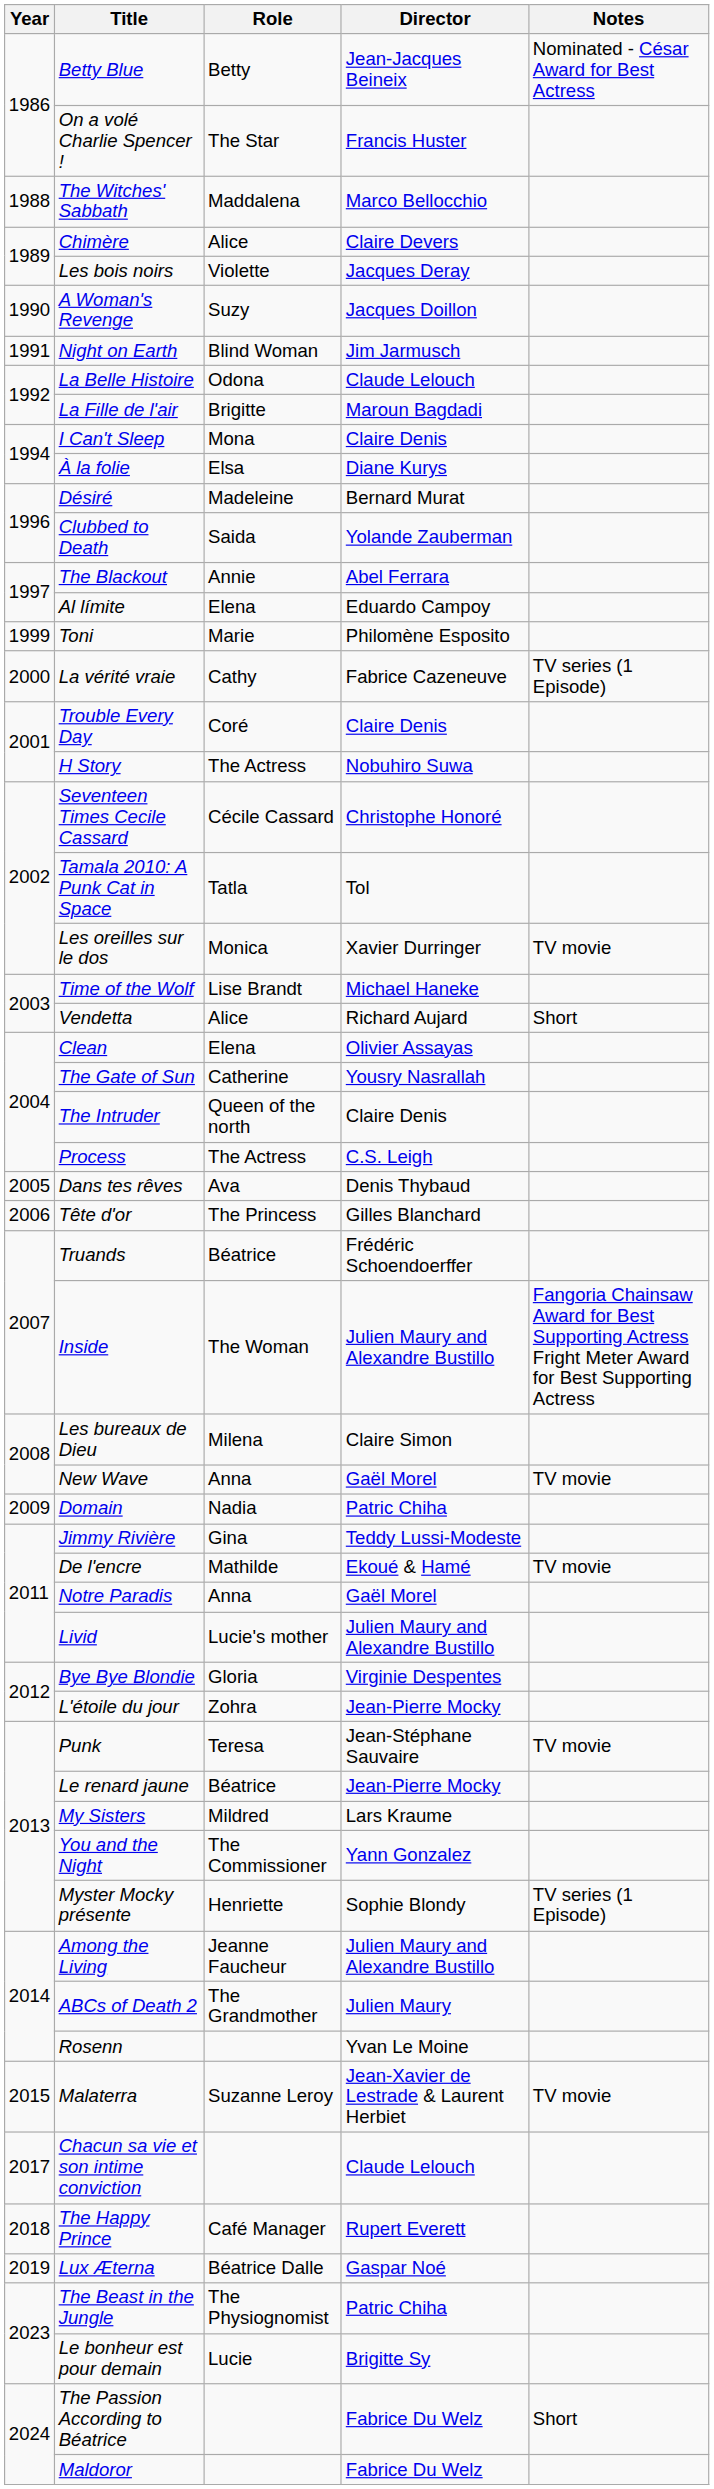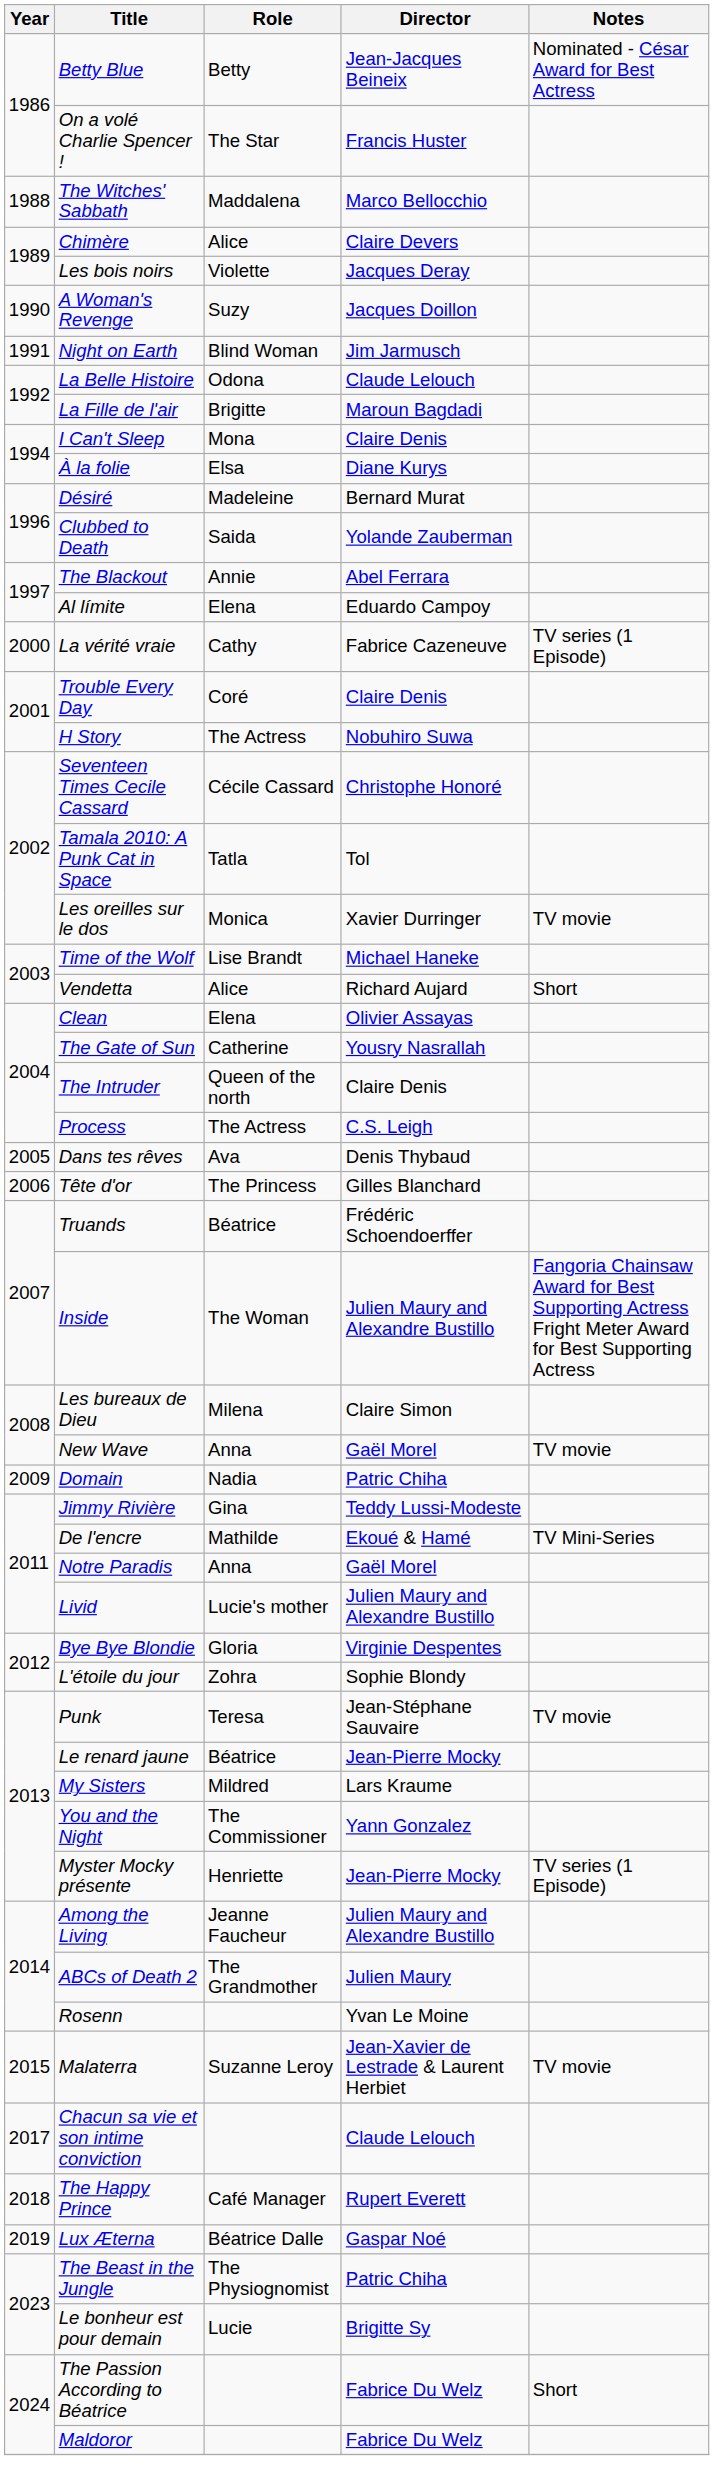- row: (76, 636)
(572, 1567) TV movie -> (594, 1538) TV Mini-Series
(423, 1706) Jean-Pierre Mocky -> (406, 1676) Sophie Blondy
(406, 1905) Sophie Blondy -> (423, 1876) Jean-Pierre Mocky
